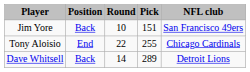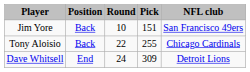(85, 43) End -> (85, 43) Back
(85, 59) Back -> (85, 59) End
(121, 59) 14 -> (121, 59) 24
(149, 59) 289 -> (149, 59) 309
